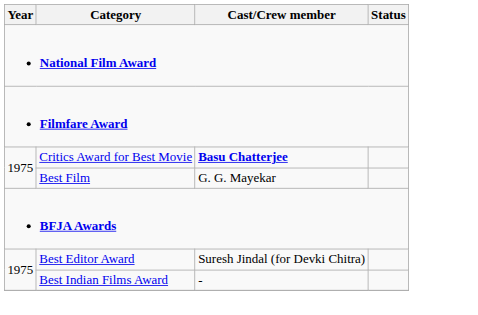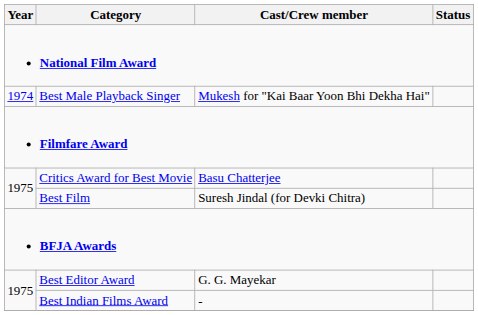+ row: (110, 96)
(243, 157) bold -> (239, 177) normal
(237, 177) G. G. Mayekar -> (282, 198) Suresh Jindal (for Devki Chitra)
(282, 259) Suresh Jindal (for Devki Chitra) -> (237, 280) G. G. Mayekar
